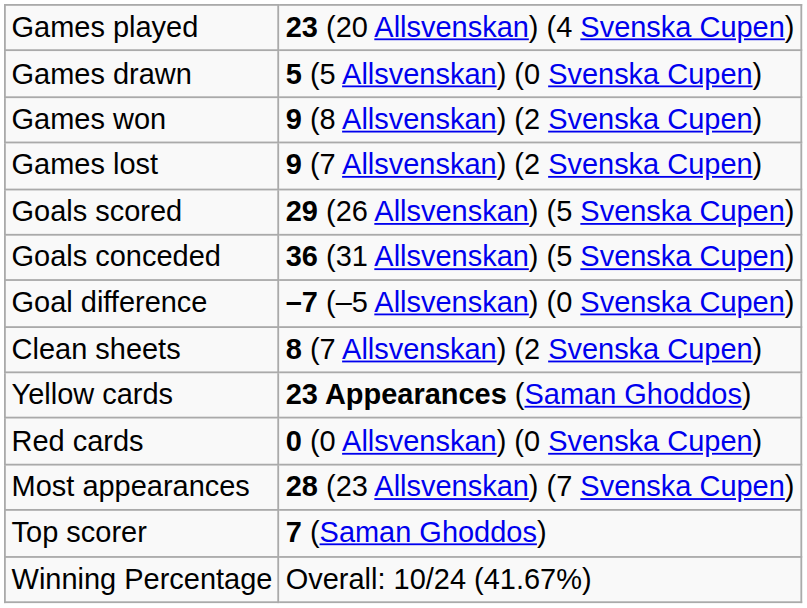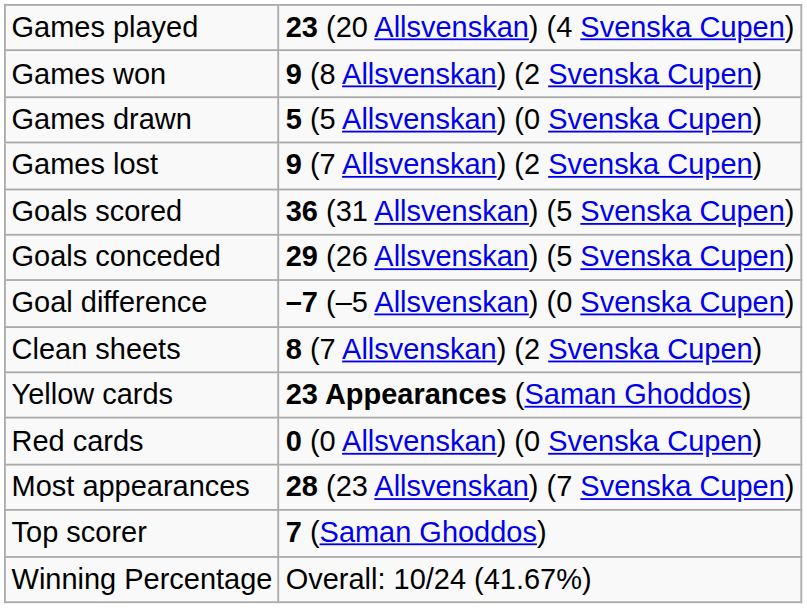rows swapped: (89, 119) <-> (102, 73)
(540, 211) 29 (26 Allsvenskan) (5 Svenska Cupen) -> (540, 211) 36 (31 Allsvenskan) (5 Svenska Cupen)
(540, 257) 36 (31 Allsvenskan) (5 Svenska Cupen) -> (540, 257) 29 (26 Allsvenskan) (5 Svenska Cupen)
